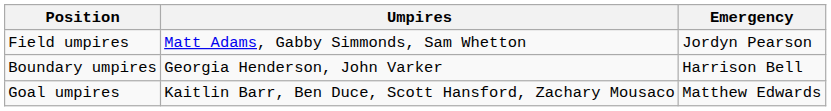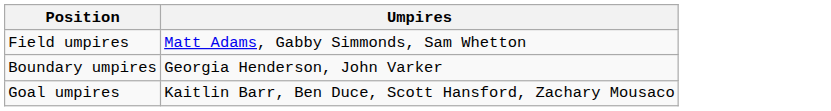- column: (752, 17)
